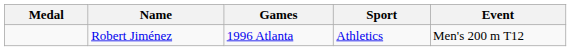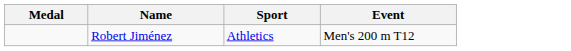- column: (279, 14)
